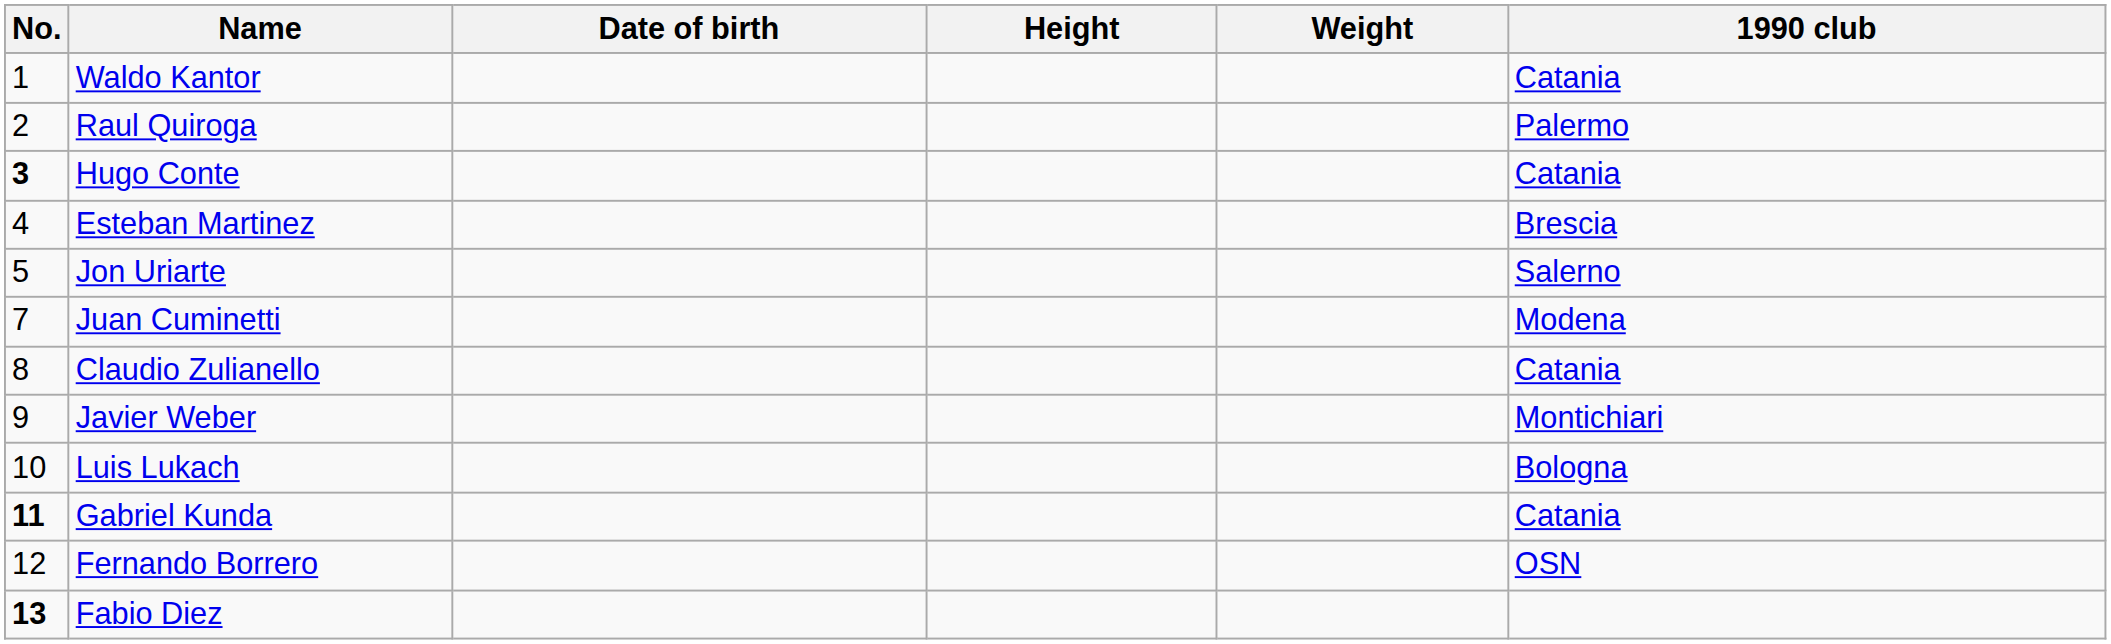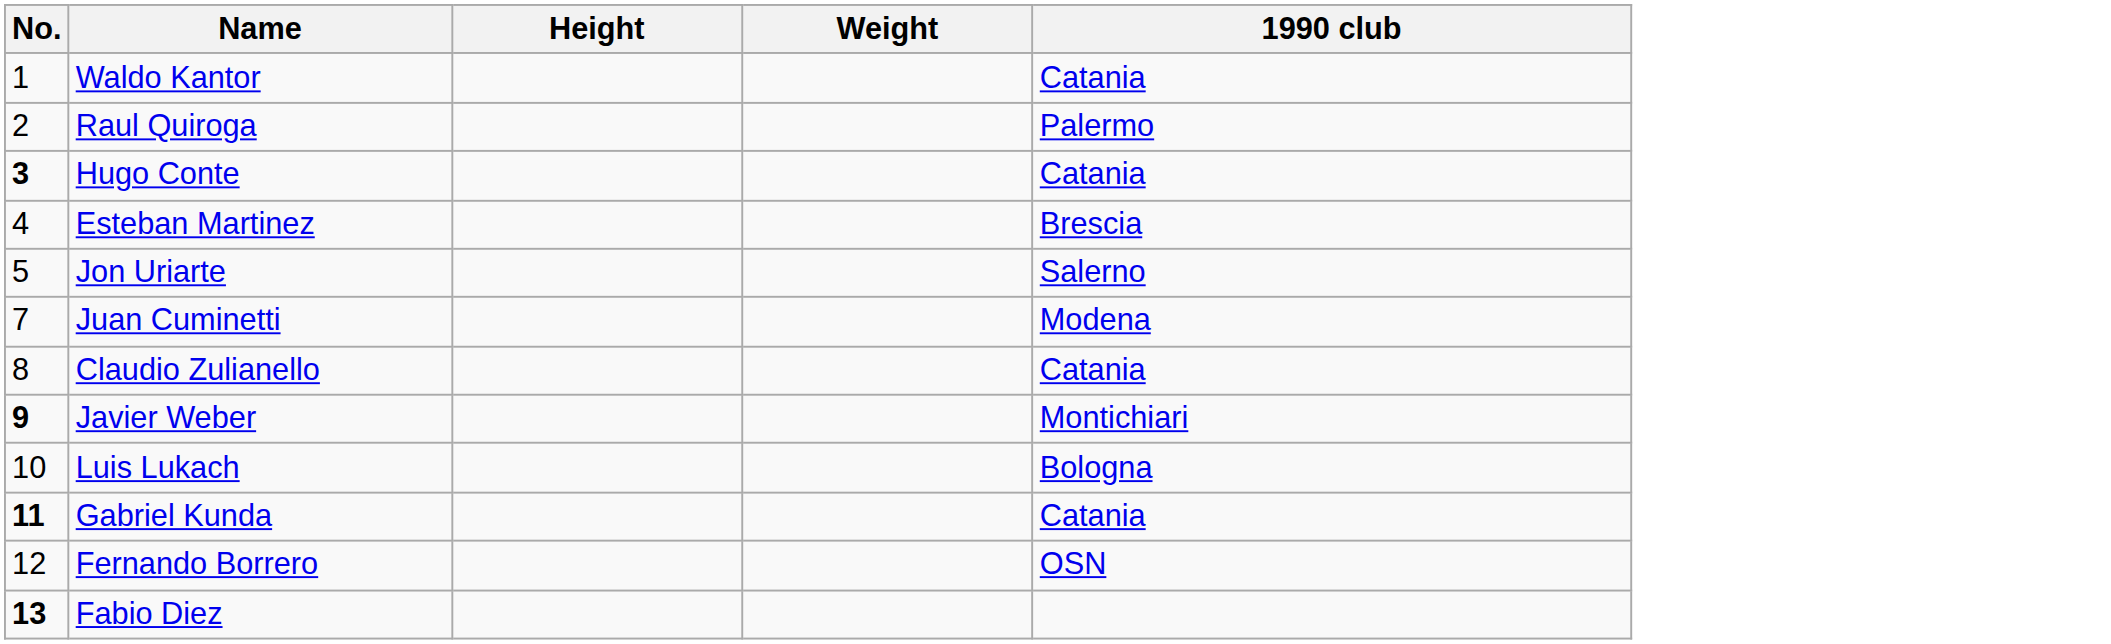- column: (689, 28)
(21, 418) normal -> (21, 418) bold
